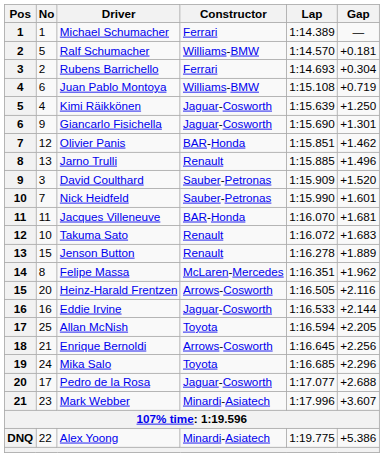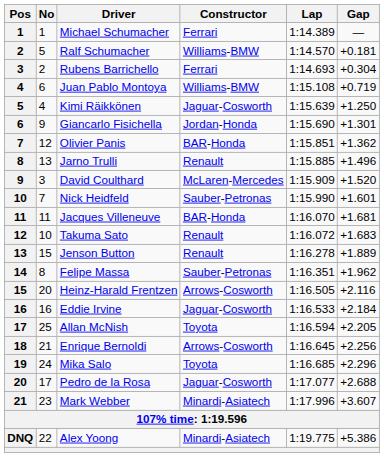(228, 124) Jaguar-Cosworth -> (220, 124) Jordan-Honda
(358, 142) +1.462 -> (358, 142) +1.362
(227, 179) Sauber-Petronas -> (233, 179) McLaren-Mercedes
(233, 271) McLaren-Mercedes -> (227, 271) Sauber-Petronas
(358, 308) +2.144 -> (358, 308) +2.184
